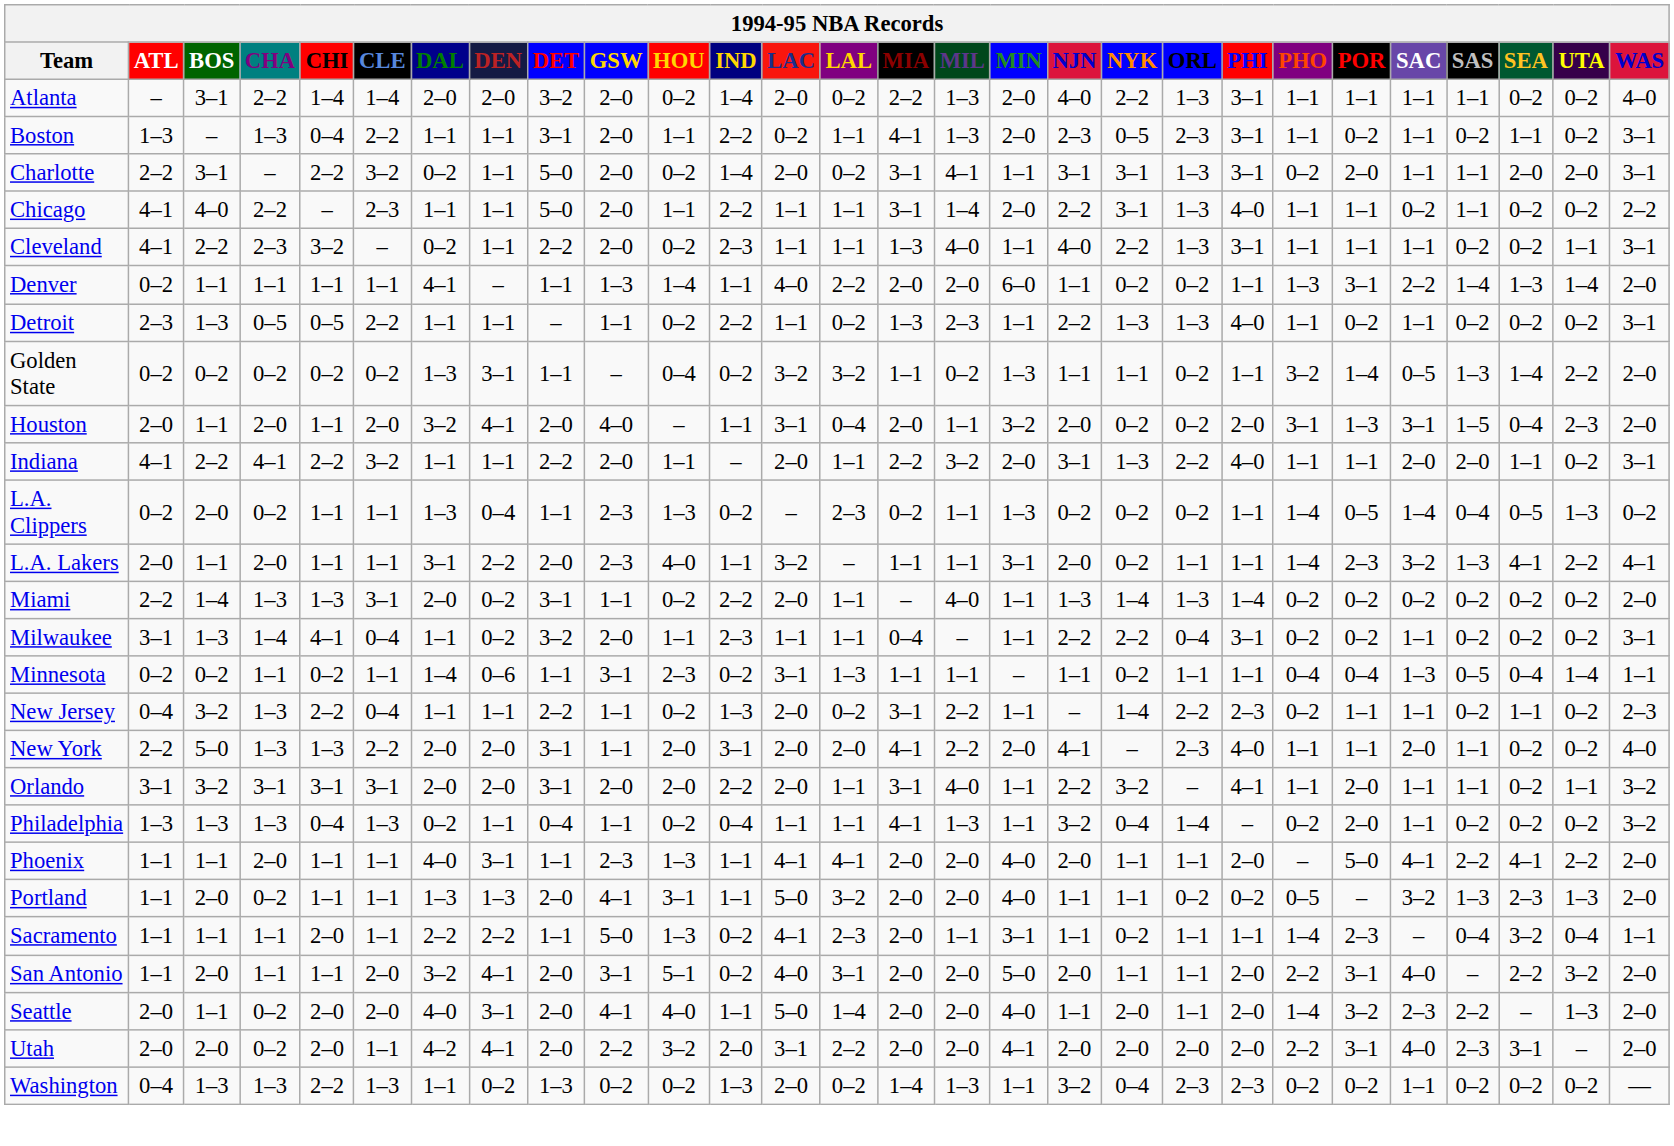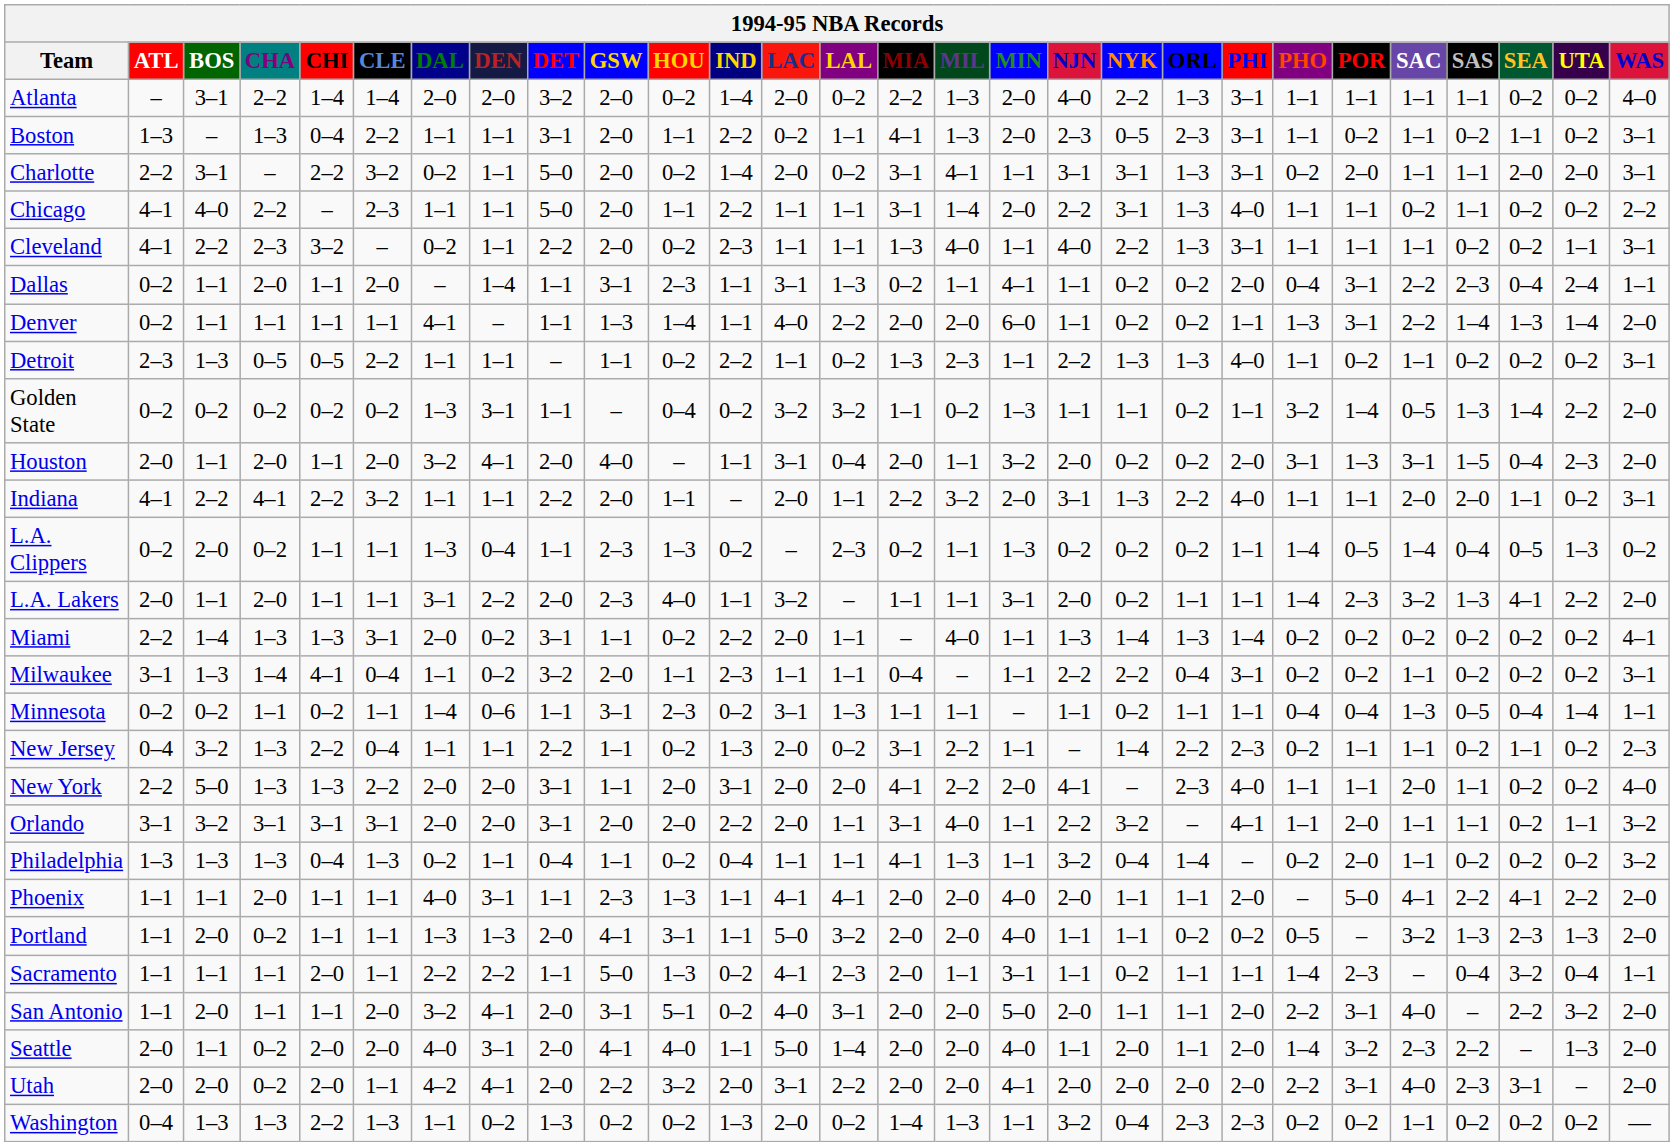+ row: (39, 284)
(1640, 562) 4–1 -> (1640, 599) 2–0
(1640, 599) 2–0 -> (1640, 637) 4–1
